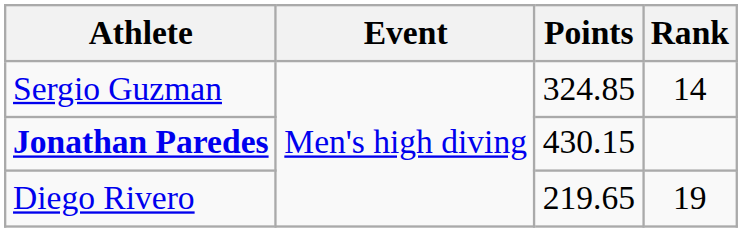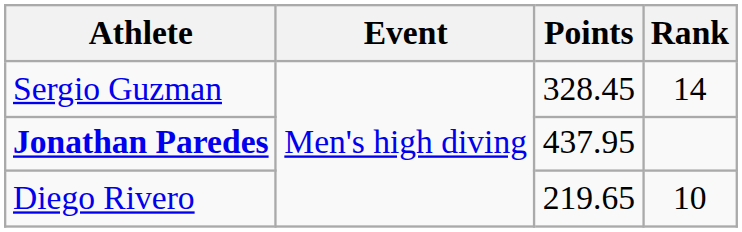(589, 87) 324.85 -> (589, 87) 328.45
(589, 143) 430.15 -> (589, 143) 437.95
(690, 198) 19 -> (690, 198) 10
